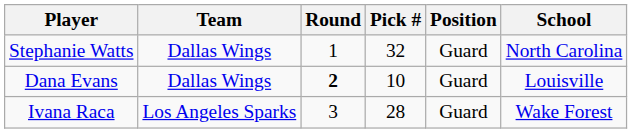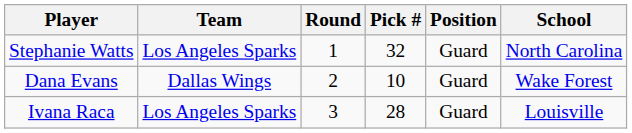(219, 50) Dallas Wings -> (219, 50) Los Angeles Sparks
(333, 81) bold -> (333, 81) normal
(564, 81) Louisville -> (564, 81) Wake Forest
(564, 111) Wake Forest -> (564, 111) Louisville
